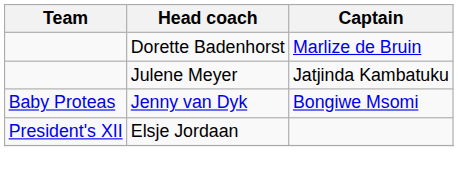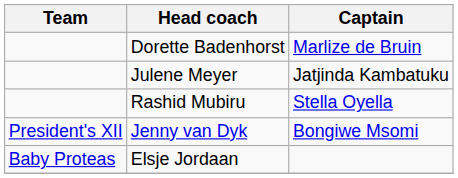+ row: (188, 103)
(62, 103) Baby Proteas -> (66, 131) President's XII
(66, 131) President's XII -> (62, 159) Baby Proteas
